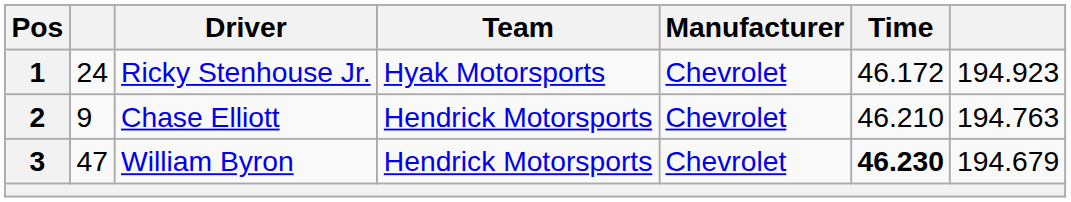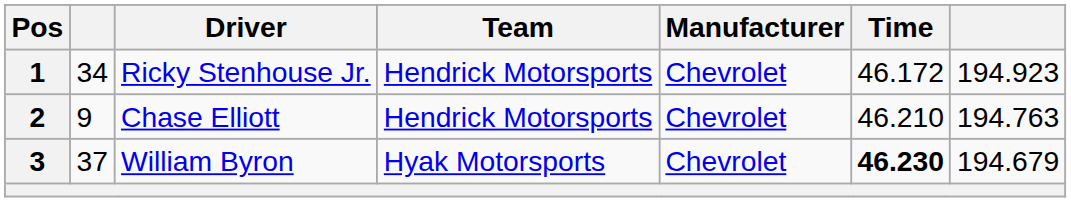(92, 72) 24 -> (92, 72) 34
(495, 72) Hyak Motorsports -> (518, 72) Hendrick Motorsports
(92, 162) 47 -> (92, 162) 37
(518, 162) Hendrick Motorsports -> (495, 162) Hyak Motorsports
